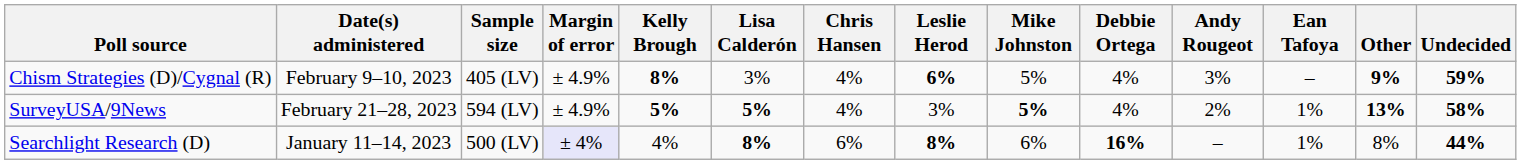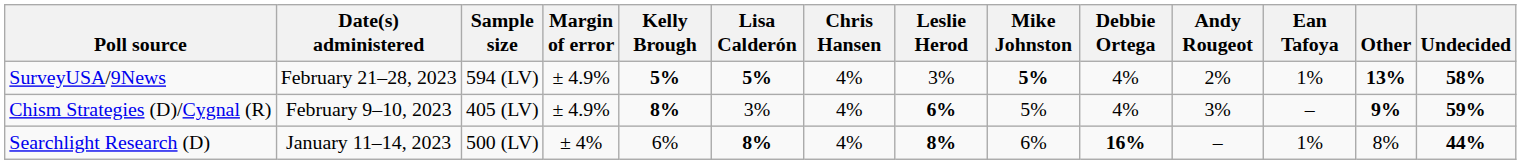rows swapped: (88, 110) <-> (140, 77)
(581, 143) lavender background -> (581, 143) no background
(665, 143) 4% -> (665, 143) 6%
(849, 143) 6% -> (849, 143) 4%
